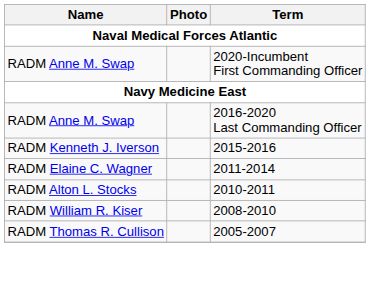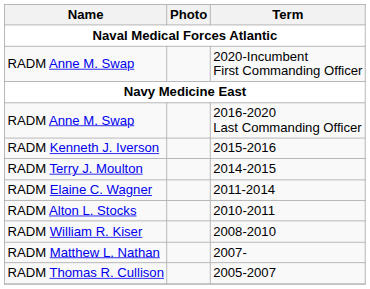+ row: (245, 169)
+ row: (230, 252)
